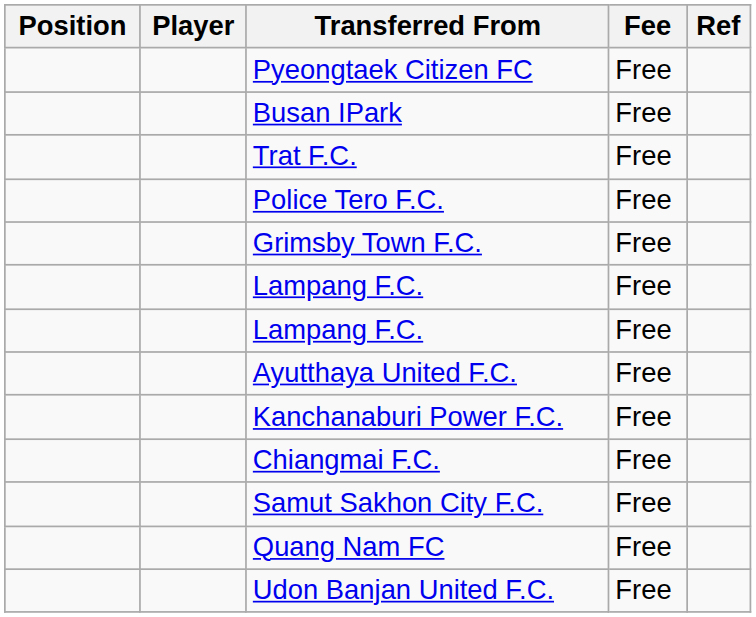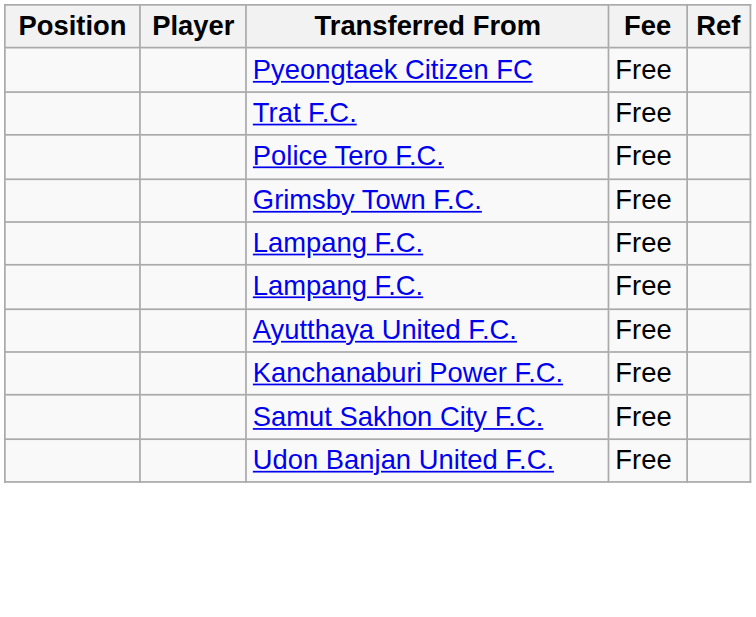- row: (73, 113)
- row: (73, 460)
- row: (73, 547)
